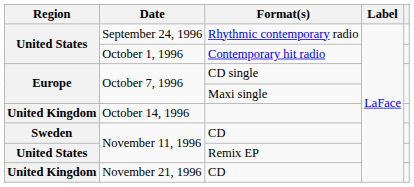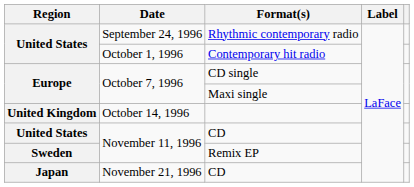(52, 133) Sweden -> (52, 133) United States
(52, 152) United States -> (52, 152) Sweden
(52, 172) United Kingdom -> (52, 172) Japan
